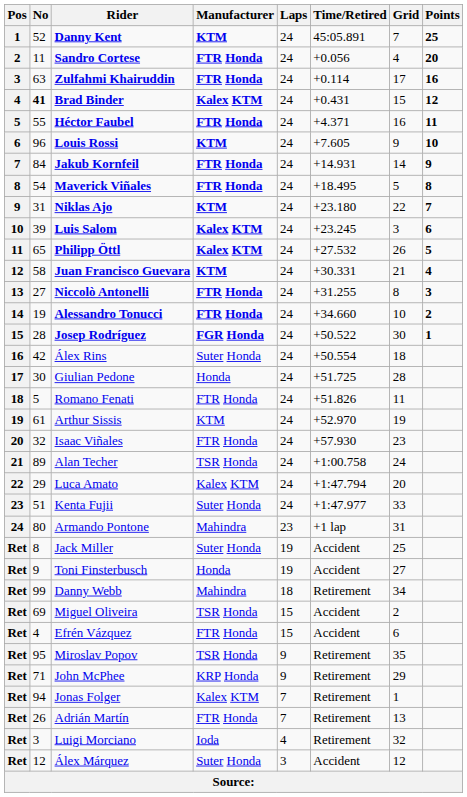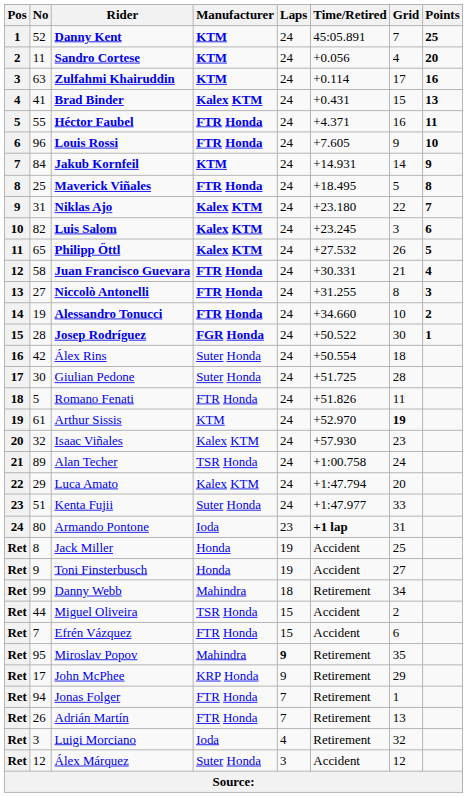(229, 57) FTR Honda -> (212, 57) KTM
(229, 79) FTR Honda -> (212, 79) KTM
(39, 100) bold -> (39, 100) normal
(432, 100) 12 -> (432, 100) 13
(212, 143) KTM -> (229, 143) FTR Honda
(229, 164) FTR Honda -> (212, 164) KTM
(39, 185) 54 -> (39, 185) 25
(212, 207) KTM -> (229, 207) Kalex KTM
(39, 228) 39 -> (39, 228) 82
(212, 270) KTM -> (229, 270) FTR Honda
(213, 377) Honda -> (229, 377) Suter Honda
(399, 420) normal -> (399, 420) bold
(227, 441) FTR Honda -> (227, 441) Kalex KTM
(221, 526) Mahindra -> (208, 526) Ioda
(330, 526) normal -> (330, 526) bold
(229, 547) Suter Honda -> (213, 547) Honda
(39, 611) 69 -> (39, 611) 44
(36, 633) 4 -> (36, 633) 7
(227, 654) TSR Honda -> (221, 654) Mahindra
(283, 654) normal -> (283, 654) bold
(39, 675) 71 -> (39, 675) 17
(227, 697) Kalex KTM -> (227, 697) FTR Honda
